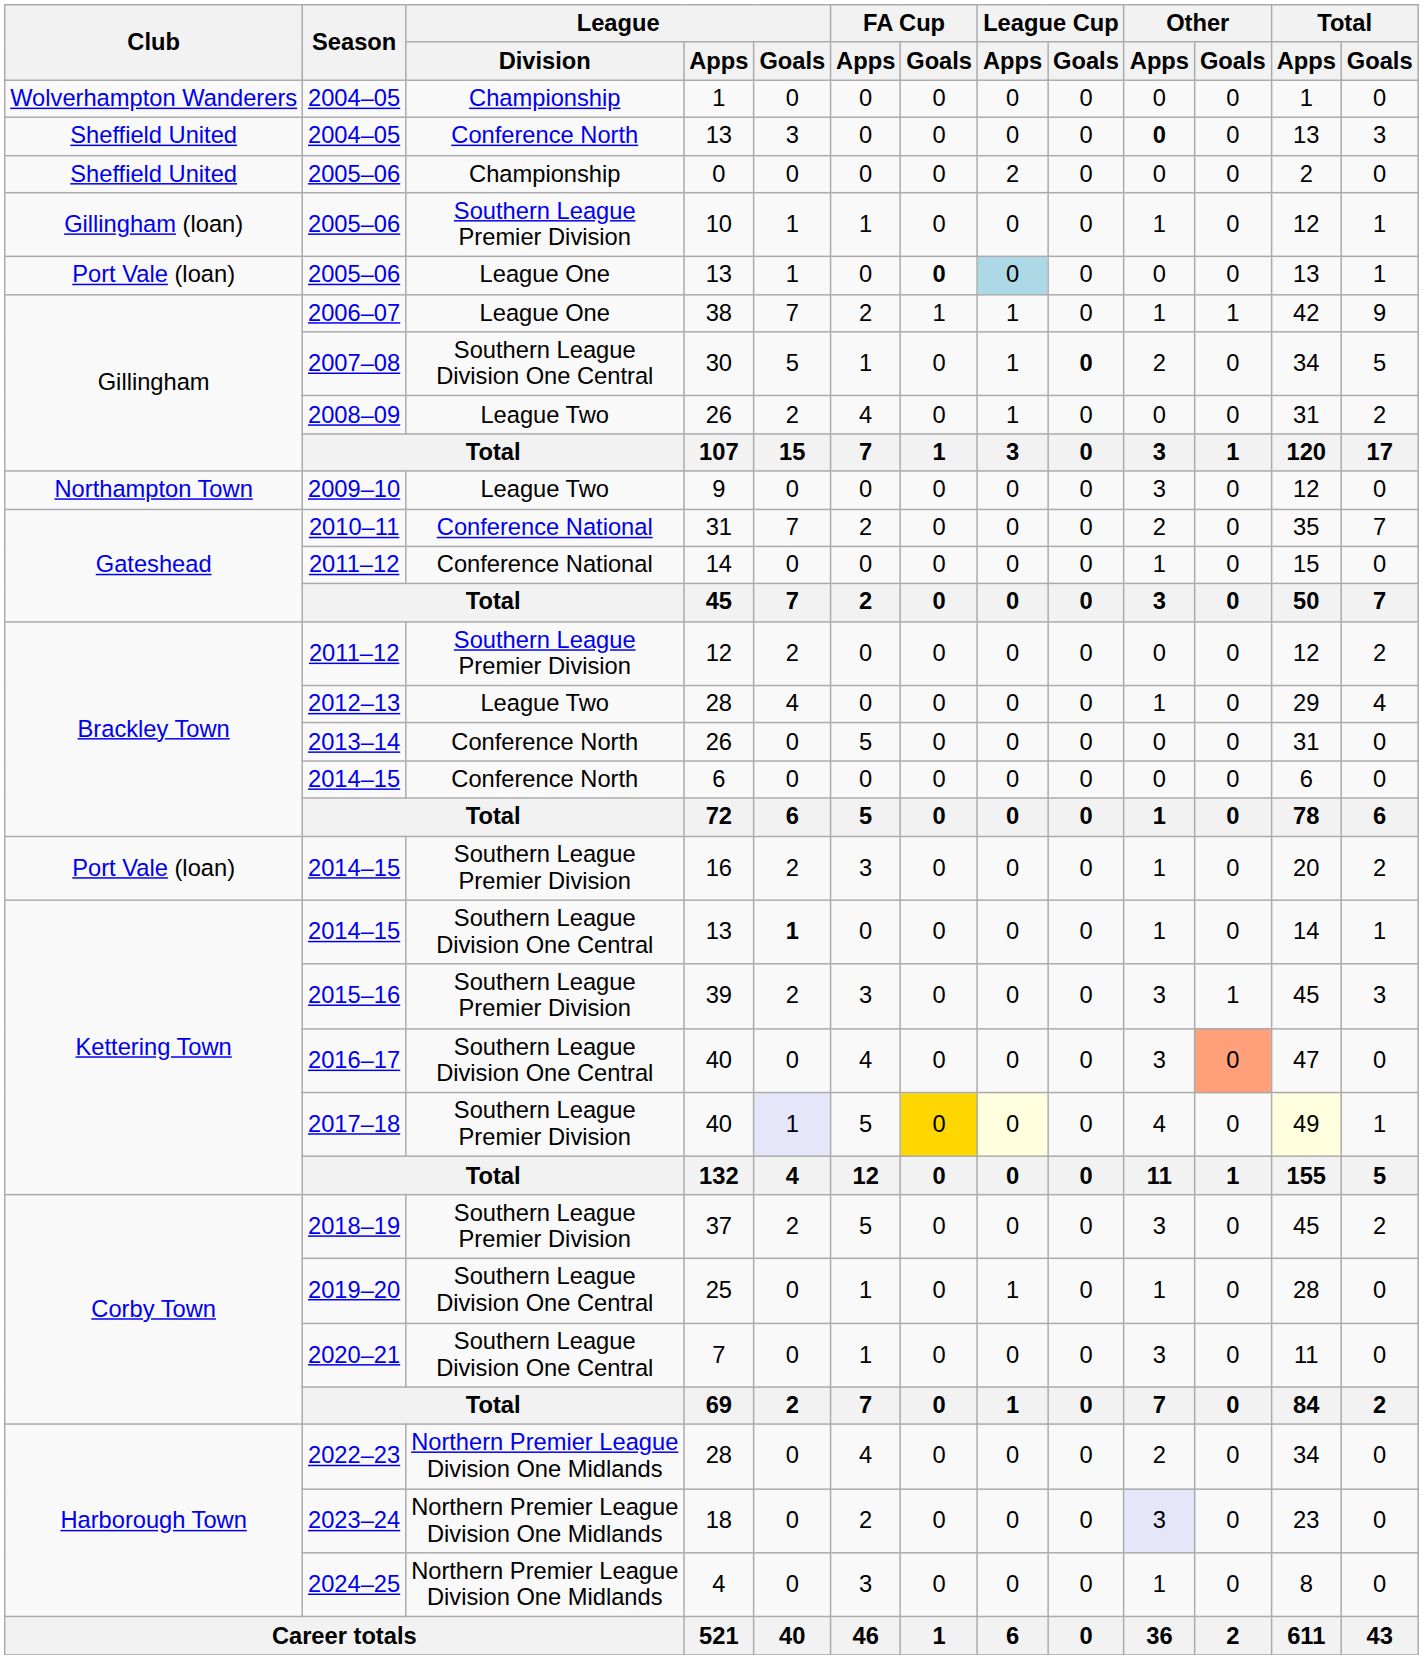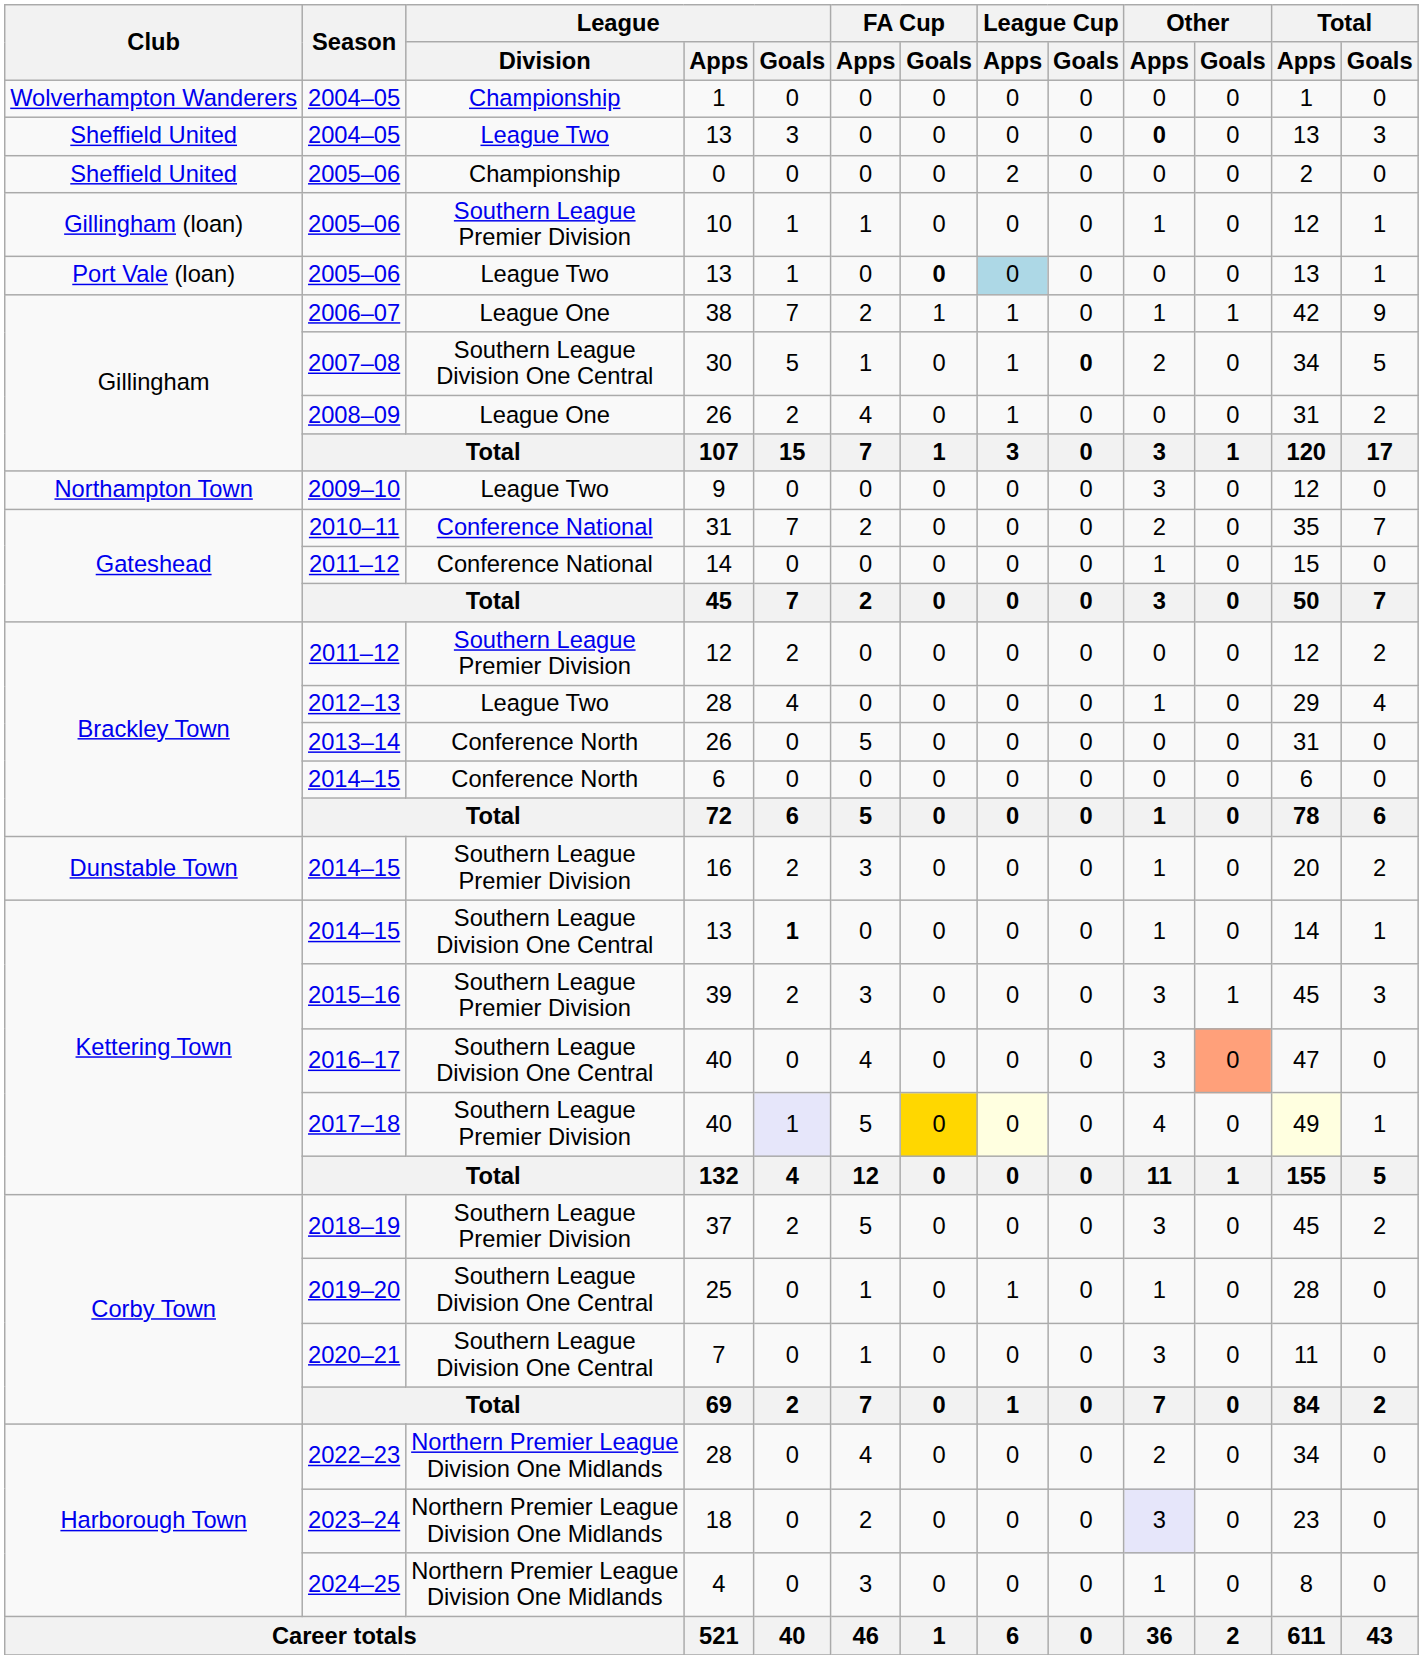(545, 135) Conference North -> (545, 135) League Two
(545, 275) League One -> (545, 275) League Two
(545, 414) League Two -> (545, 414) League One
(154, 867) Port Vale (loan) -> (154, 867) Dunstable Town
